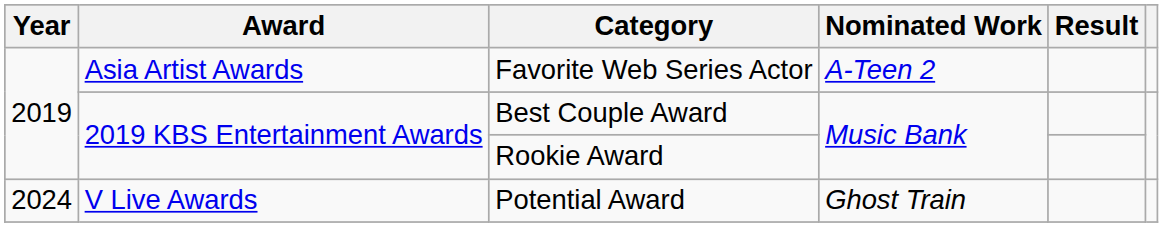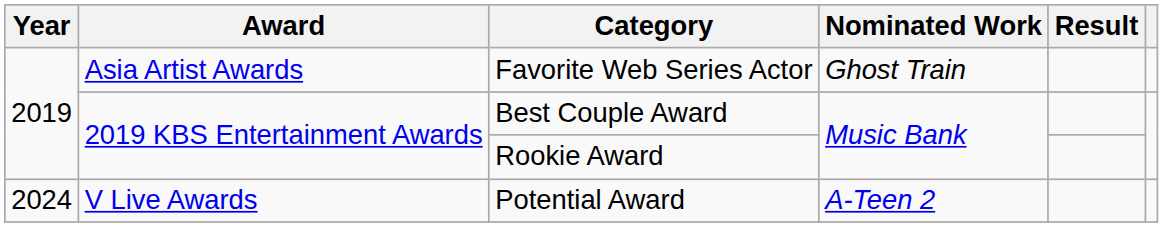(880, 69) A-Teen 2 -> (896, 69) Ghost Train
(896, 199) Ghost Train -> (880, 199) A-Teen 2
